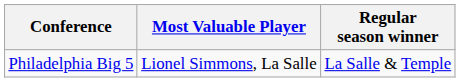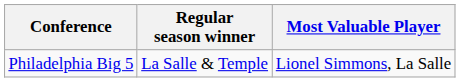columns swapped: (388, 27) <-> (229, 27)
